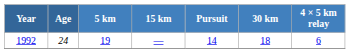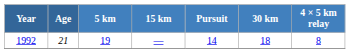(63, 40) 24 -> (63, 40) 21
(319, 40) 6 -> (319, 40) 8
